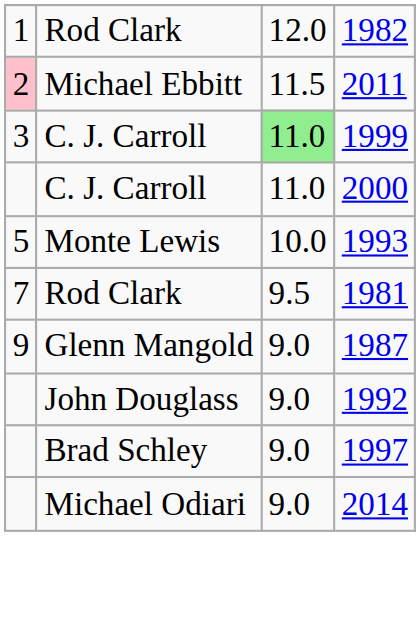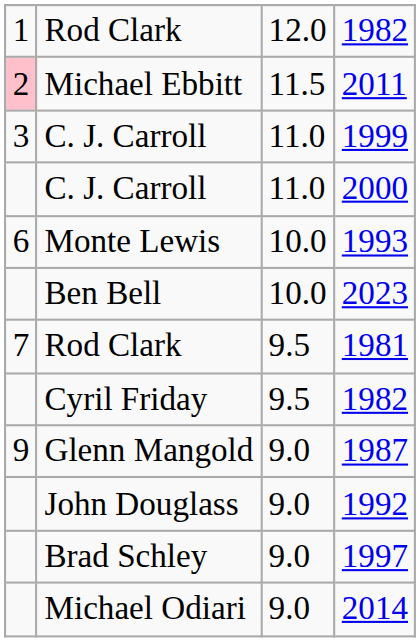(297, 135) lightgreen background -> (297, 135) no background
(21, 240) 5 -> (21, 240) 6
+ row: (103, 293)
+ row: (126, 398)
